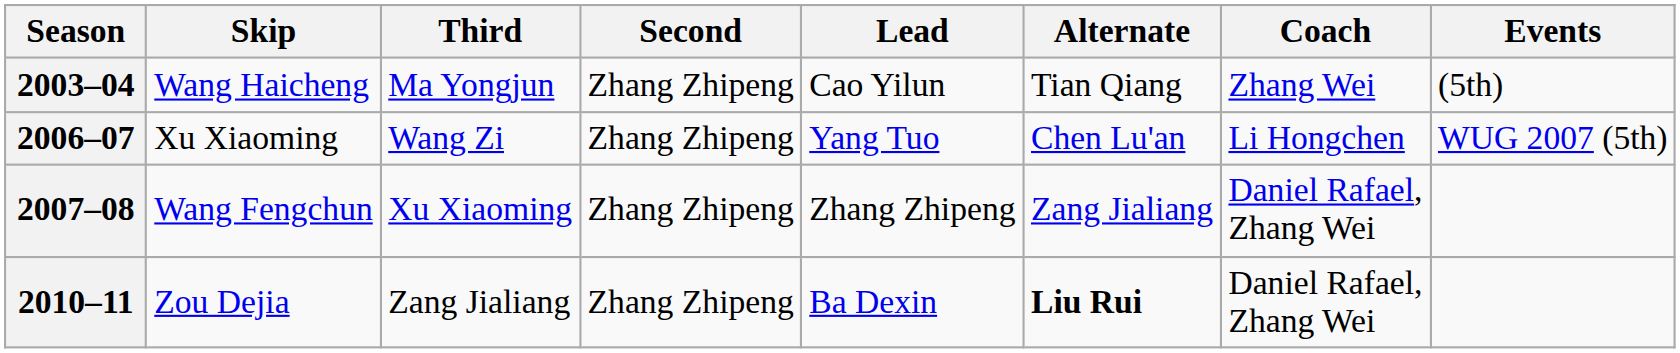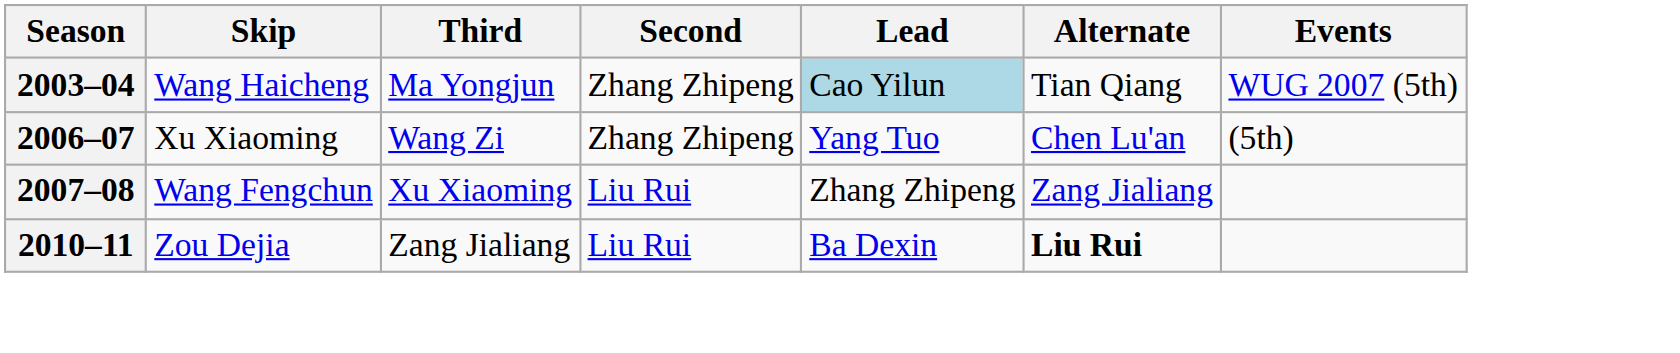- column: (1325, 31)
(877, 84) no background -> (877, 84) lightblue background
(1471, 84) (5th) -> (1343, 84) WUG 2007 (5th)
(1553, 137) WUG 2007 (5th) -> (1261, 137) (5th)
(691, 209) Zhang Zhipeng -> (639, 191) Liu Rui
(691, 300) Zhang Zhipeng -> (639, 244) Liu Rui
